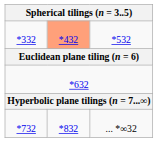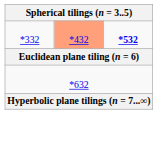(121, 40) normal -> (128, 40) bold
- row: (26, 129)
